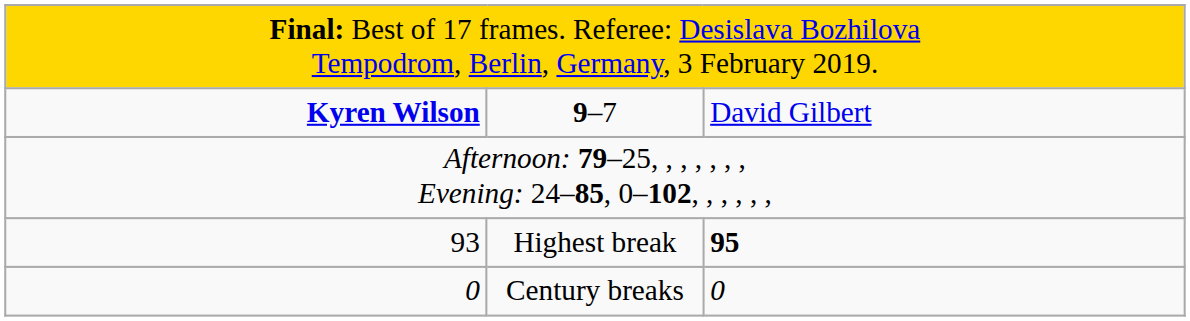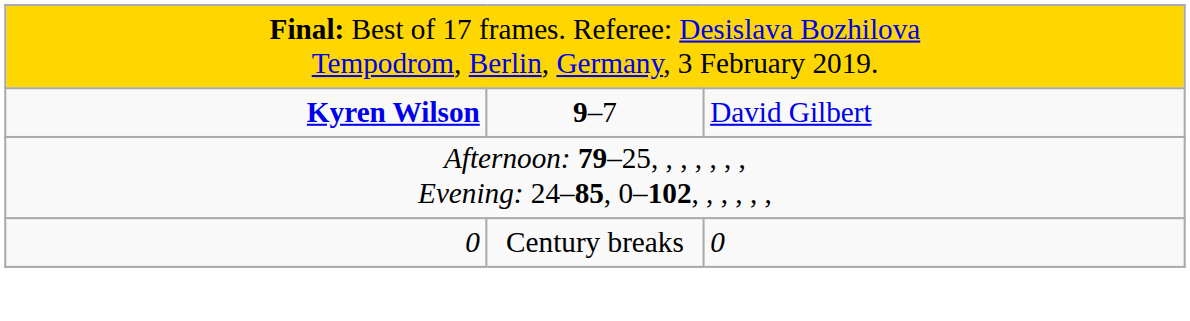- row: (465, 242)
